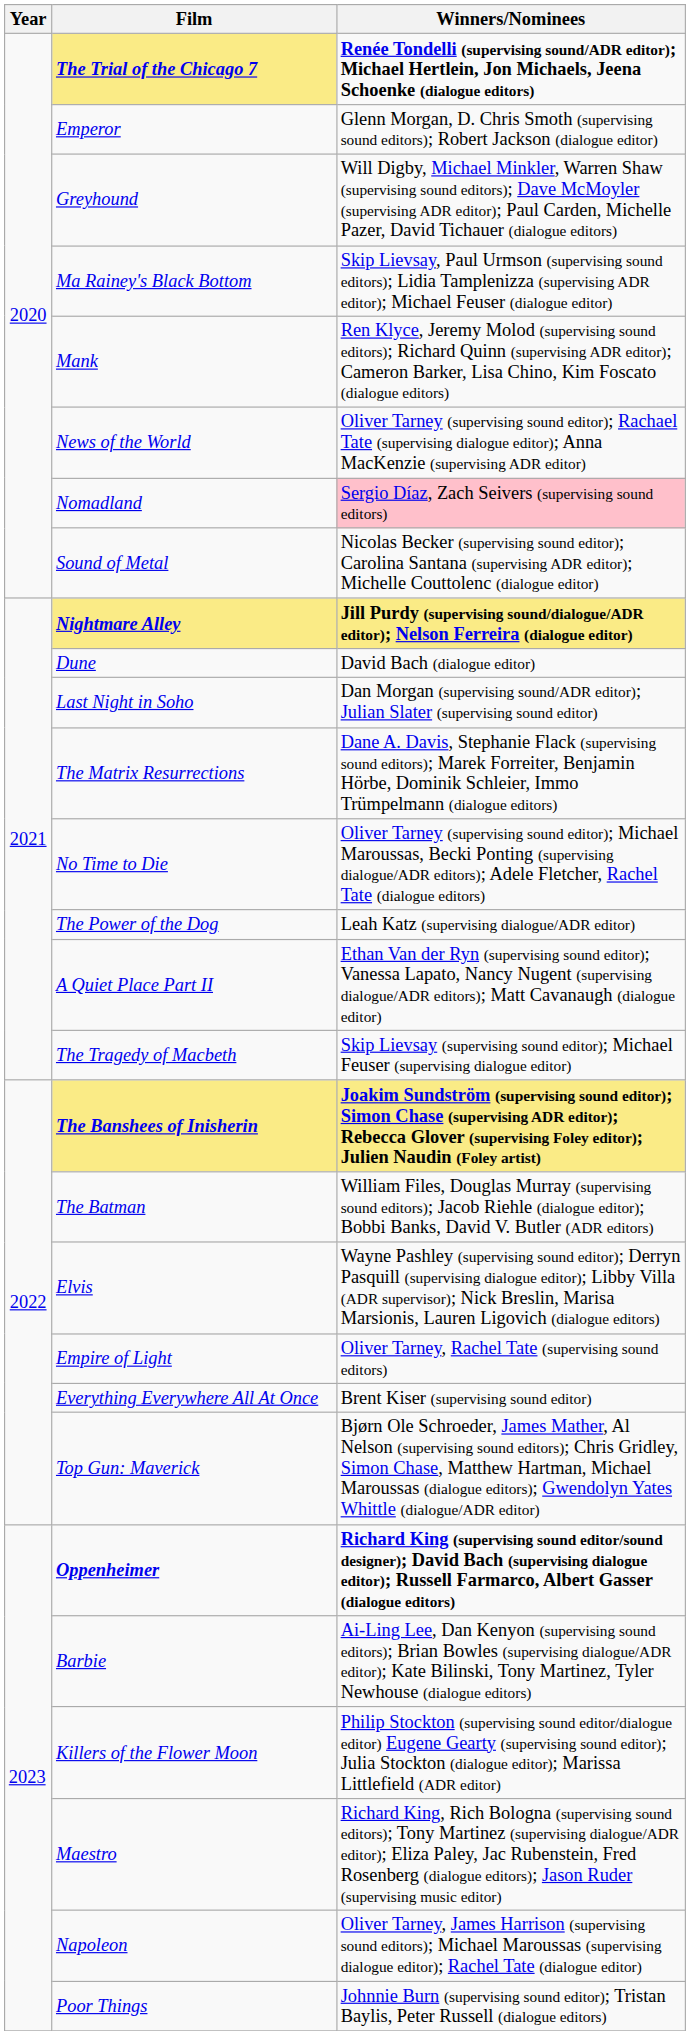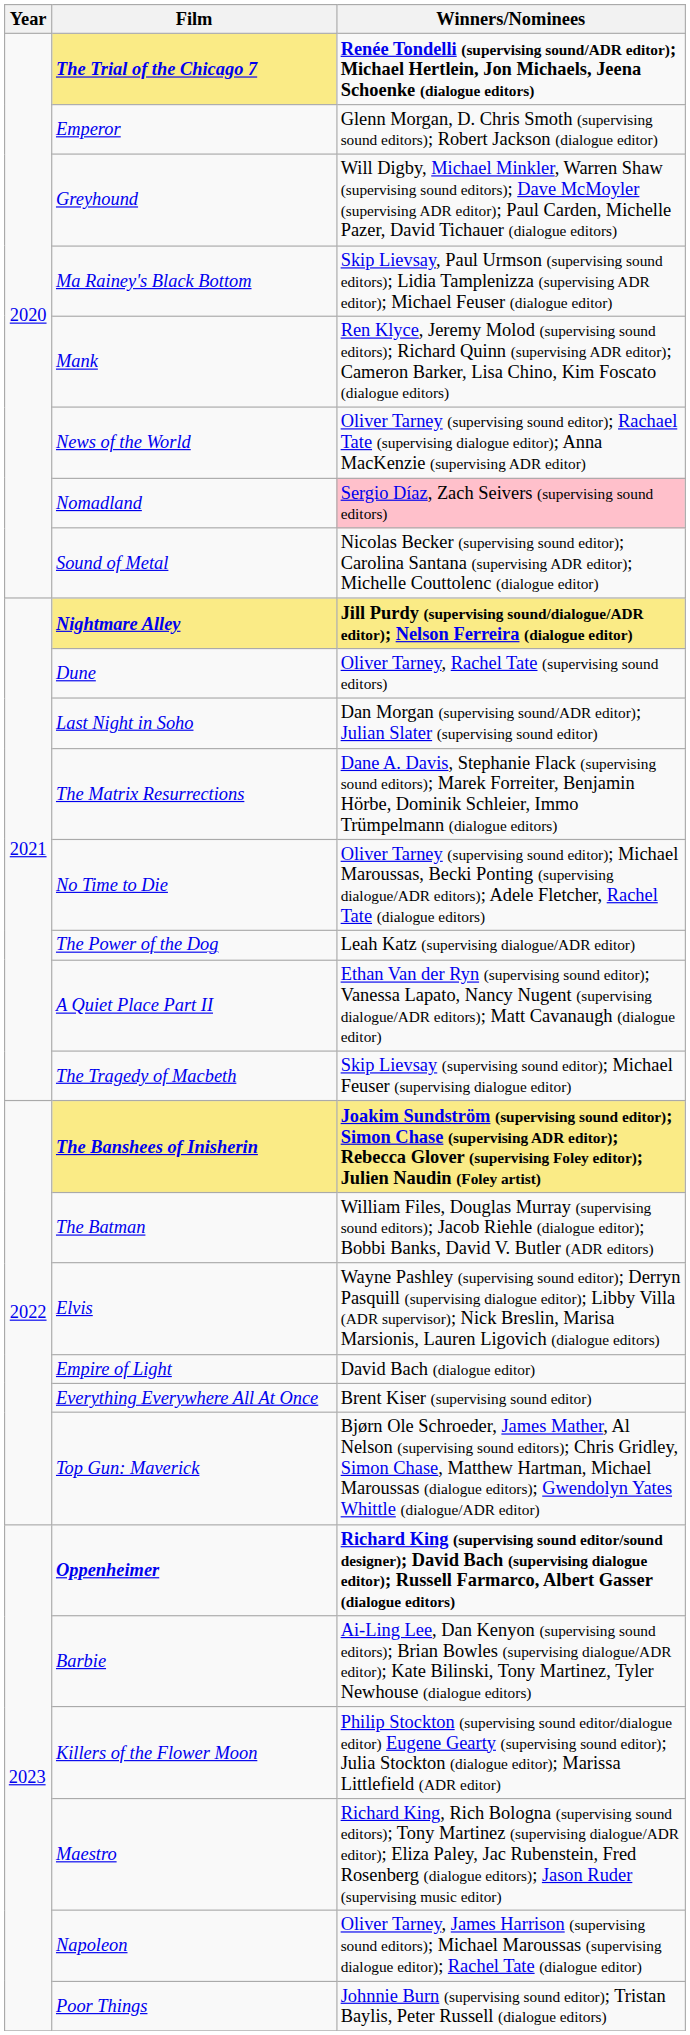(438, 662) David Bach (dialogue editor) -> (499, 673) Oliver Tarney, Rachel Tate (supervising sound editors)
(499, 1358) Oliver Tarney, Rachel Tate (supervising sound editors) -> (438, 1368) David Bach (dialogue editor)
